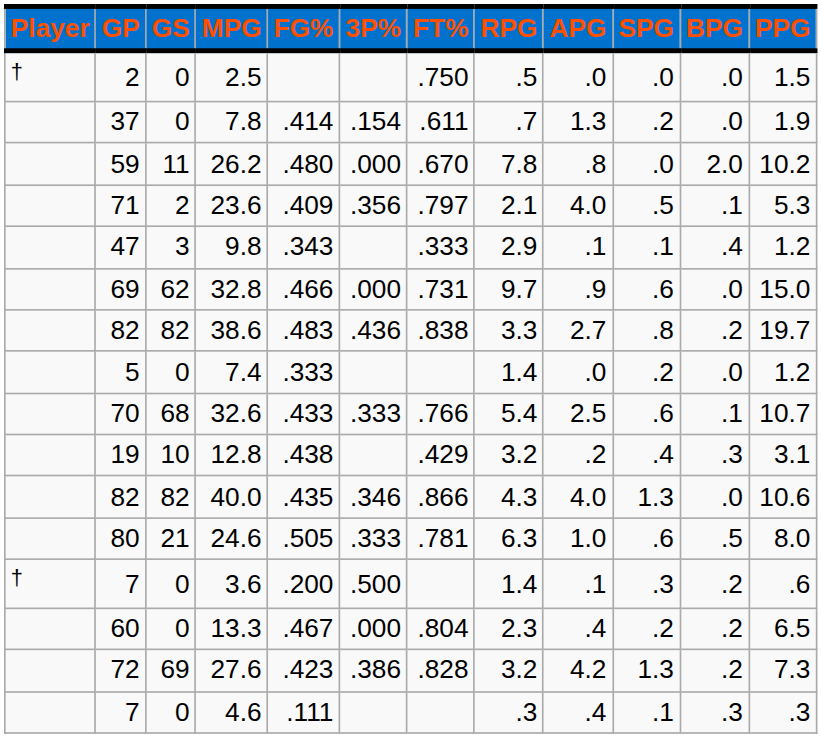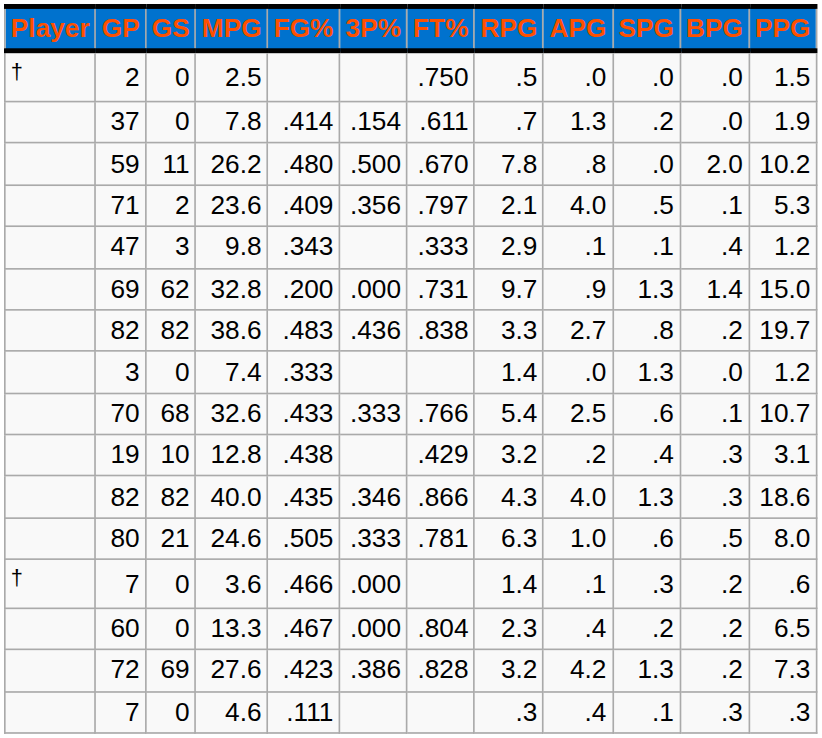(375, 163) .000 -> (375, 163) .500
(308, 288) .466 -> (308, 288) .200
(663, 288) .6 -> (656, 288) 1.3
(732, 288) .0 -> (725, 288) 1.4
(132, 371) 5 -> (132, 371) 3
(663, 371) .2 -> (656, 371) 1.3
(732, 496) .0 -> (732, 496) .3
(785, 496) 10.6 -> (785, 496) 18.6
(308, 583) .200 -> (308, 583) .466
(375, 583) .500 -> (375, 583) .000
